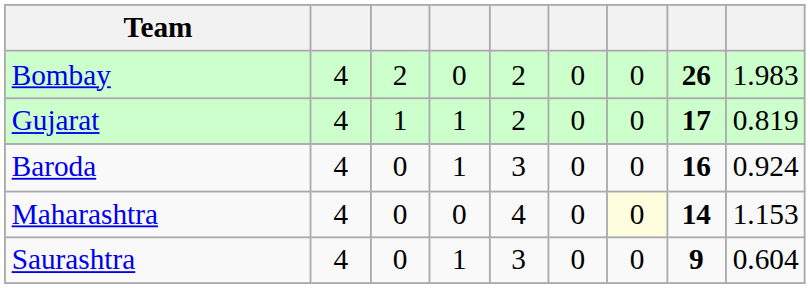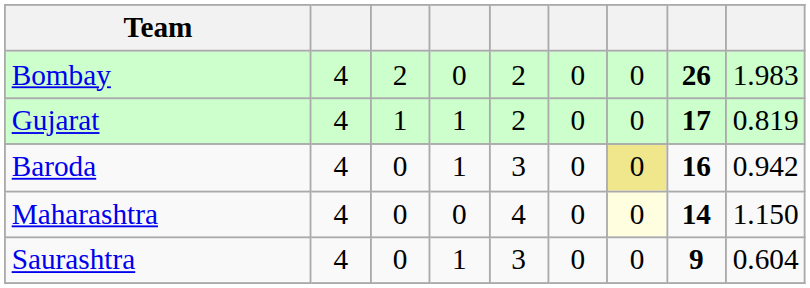(637, 167) no background -> (637, 167) khaki background
(766, 167) 0.924 -> (766, 167) 0.942
(766, 213) 1.153 -> (766, 213) 1.150
